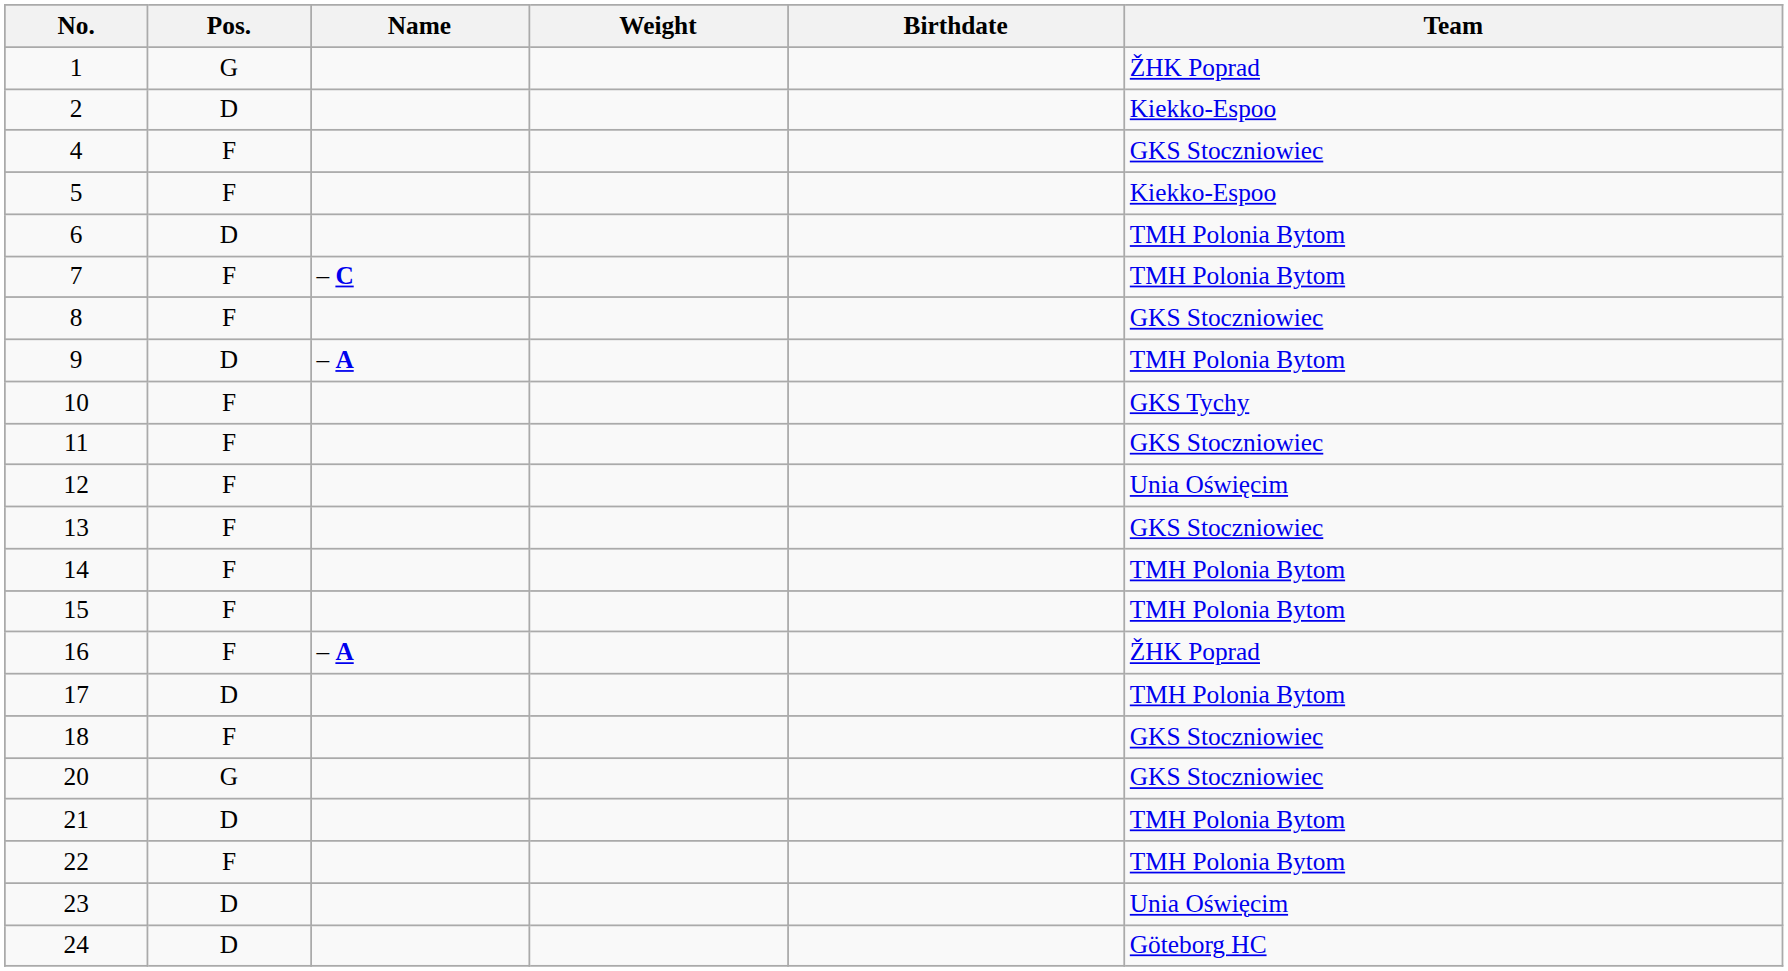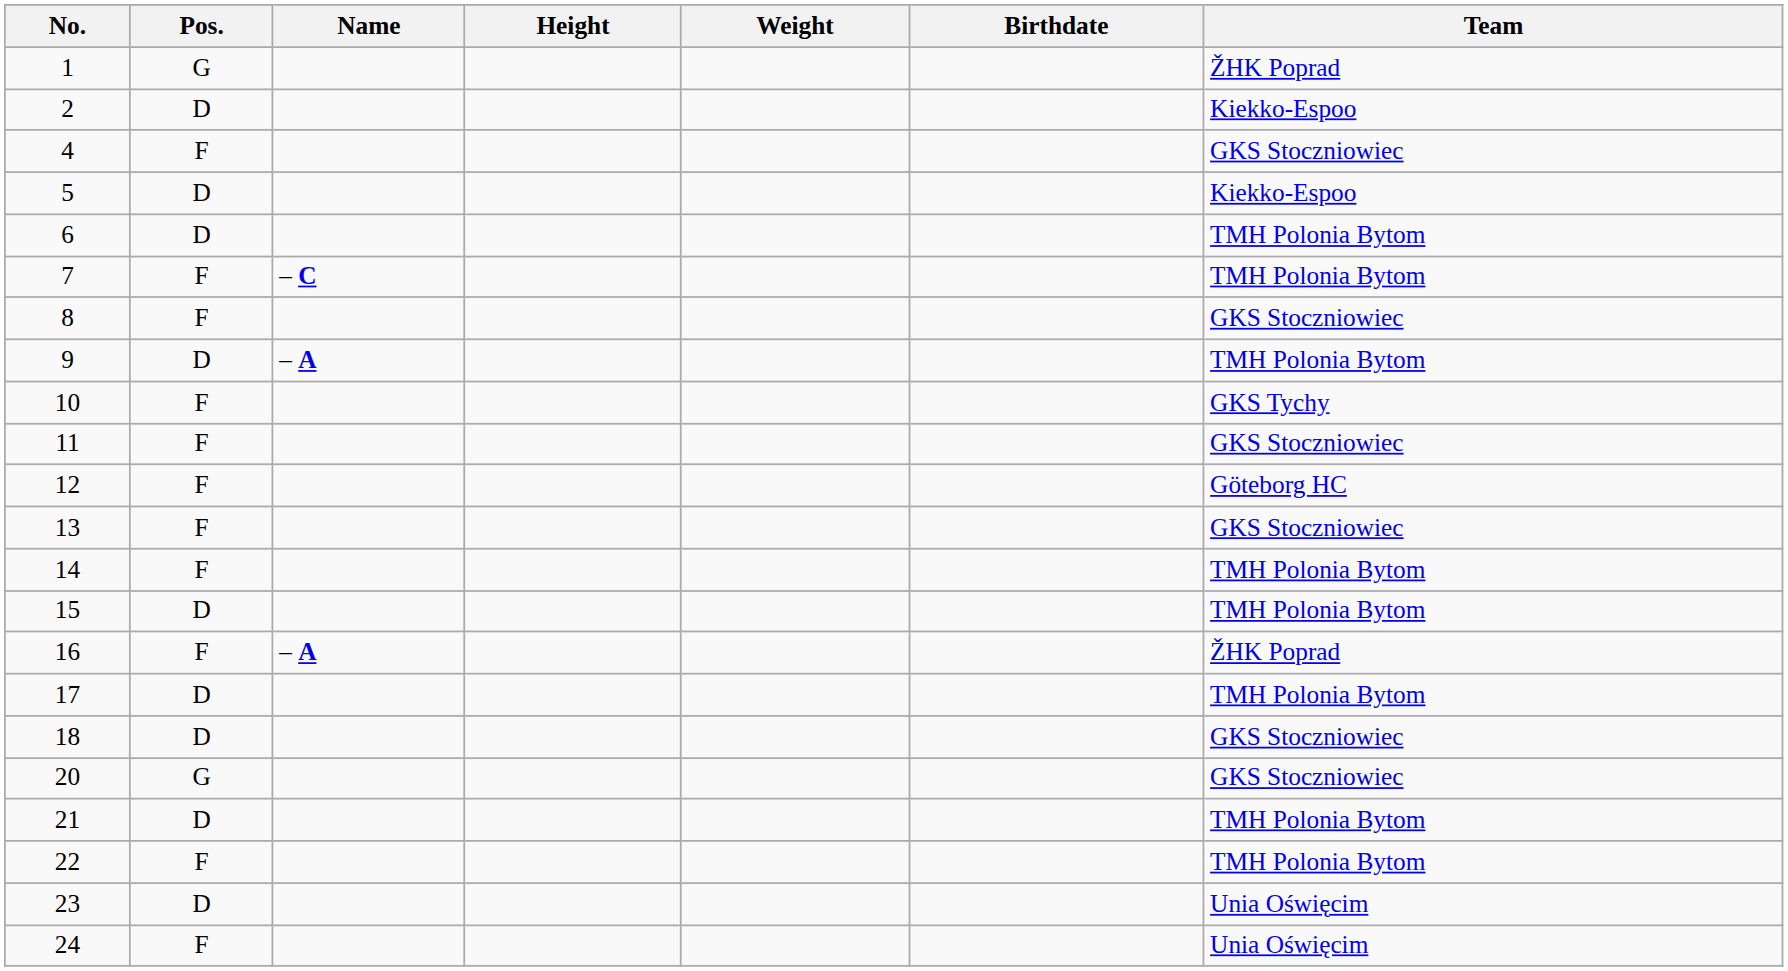+ column: (573, 25)
(229, 192) F -> (202, 192) D
(1209, 485) Unia Oświęcim -> (1278, 485) Göteborg HC
(229, 610) F -> (202, 610) D
(229, 736) F -> (202, 736) D
(229, 945) D -> (202, 945) F
(1198, 945) Göteborg HC -> (1289, 945) Unia Oświęcim
